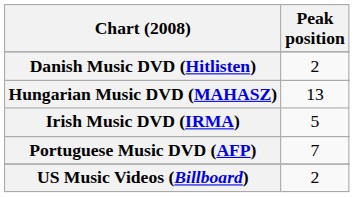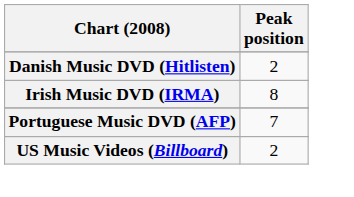- row: (143, 94)
(315, 121) 5 -> (274, 94) 8
